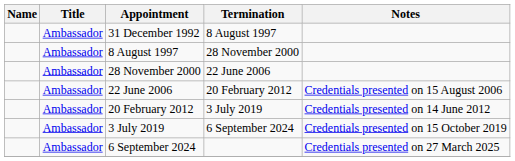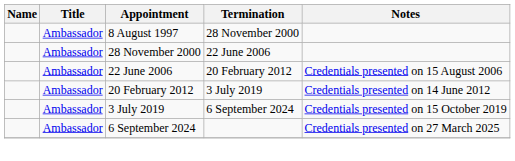- row: (154, 33)
